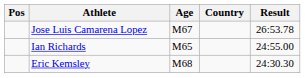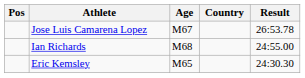(182, 47) M65 -> (182, 47) M68
(182, 64) M68 -> (182, 64) M65
